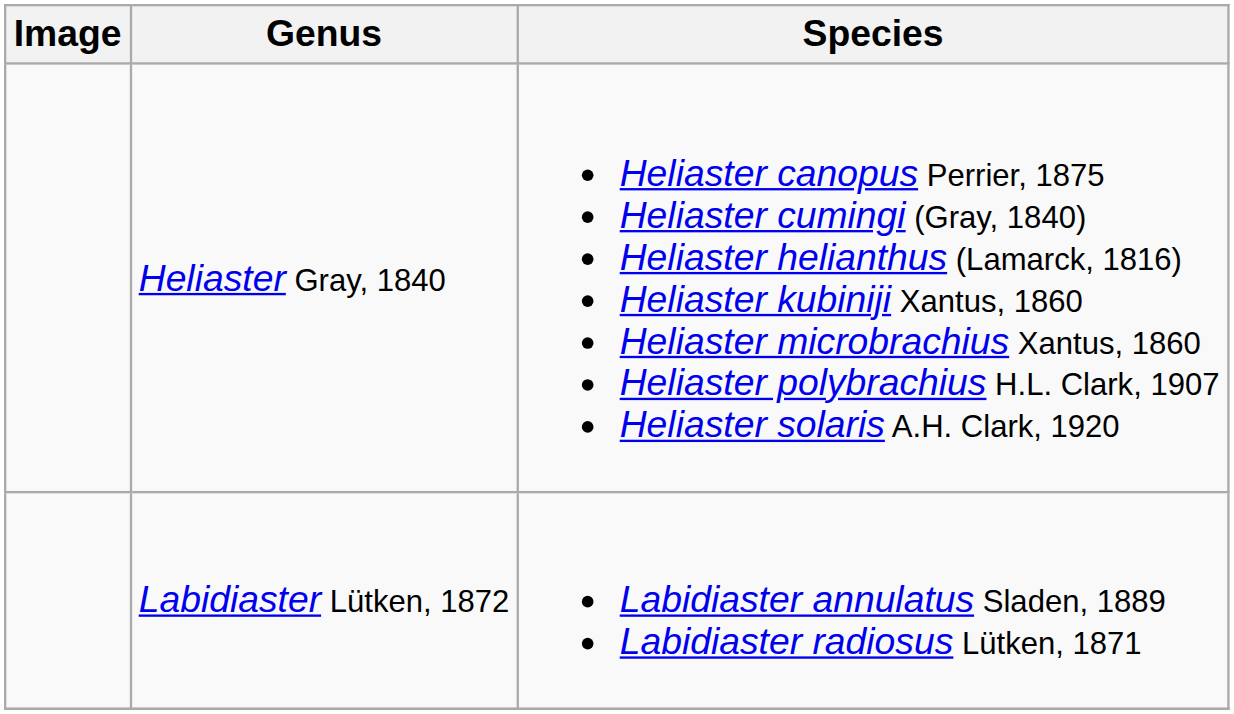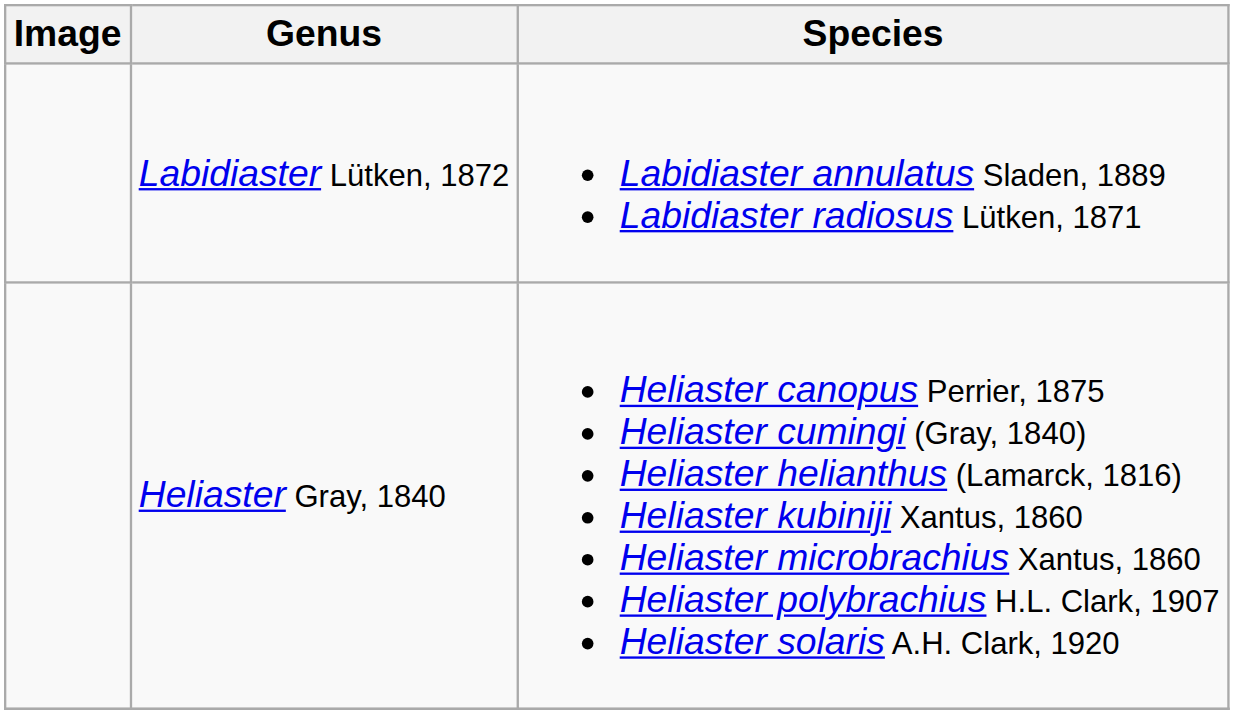rows swapped: (292, 277) <-> (324, 599)
